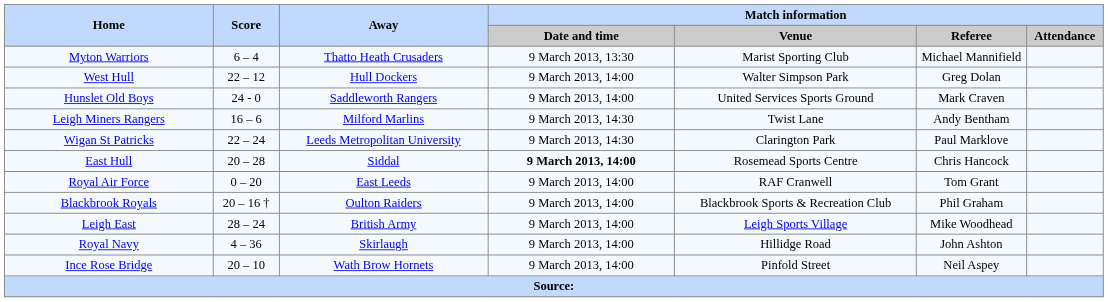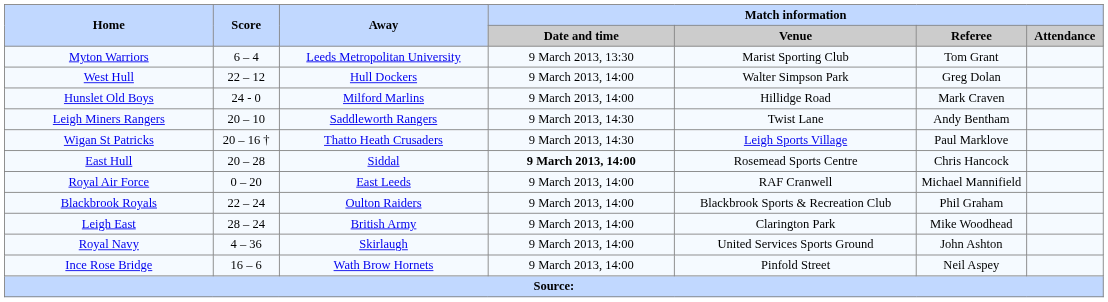(384, 56) Thatto Heath Crusaders -> (384, 56) Leeds Metropolitan University
(971, 56) Michael Mannifield -> (971, 56) Tom Grant
(384, 98) Saddleworth Rangers -> (384, 98) Milford Marlins
(796, 98) United Services Sports Ground -> (796, 98) Hillidge Road
(246, 119) 16 – 6 -> (246, 119) 20 – 10
(384, 119) Milford Marlins -> (384, 119) Saddleworth Rangers
(246, 140) 22 – 24 -> (246, 140) 20 – 16 †
(384, 140) Leeds Metropolitan University -> (384, 140) Thatto Heath Crusaders
(796, 140) Clarington Park -> (796, 140) Leigh Sports Village
(971, 181) Tom Grant -> (971, 181) Michael Mannifield
(246, 202) 20 – 16 † -> (246, 202) 22 – 24
(796, 223) Leigh Sports Village -> (796, 223) Clarington Park
(796, 244) Hillidge Road -> (796, 244) United Services Sports Ground
(246, 265) 20 – 10 -> (246, 265) 16 – 6
